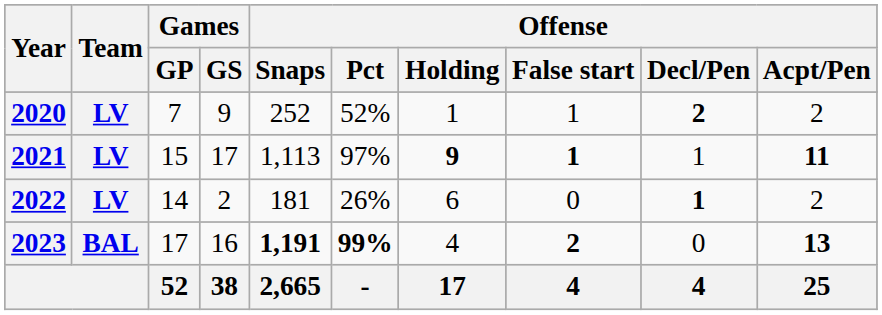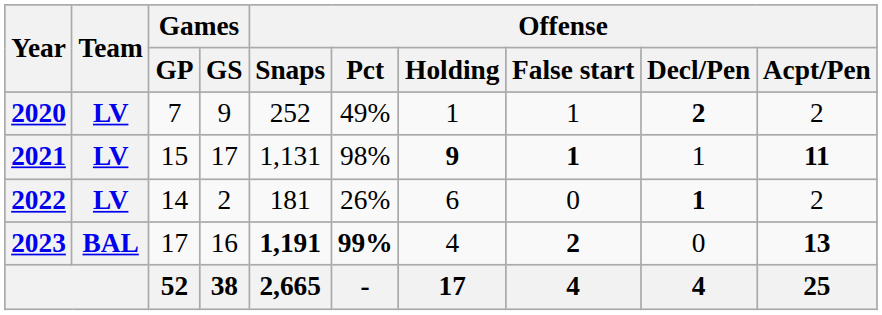(365, 112) 52% -> (365, 112) 49%
(290, 156) 1,113 -> (290, 156) 1,131
(365, 156) 97% -> (365, 156) 98%
